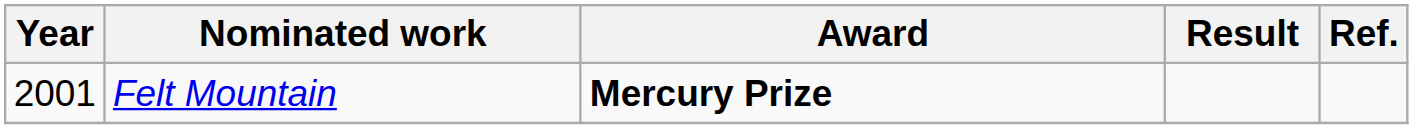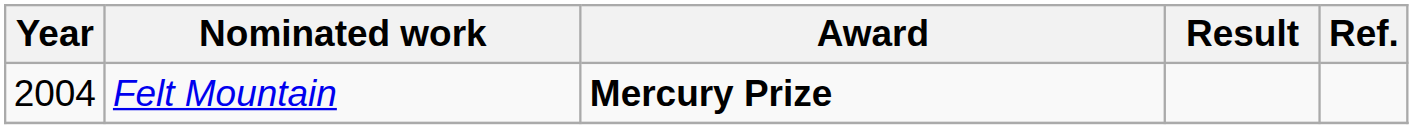(55, 92) 2001 -> (55, 92) 2004
